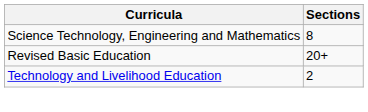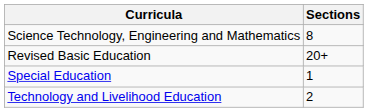+ row: (59, 76)
